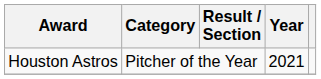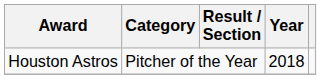(287, 61) 2021 -> (287, 61) 2018
